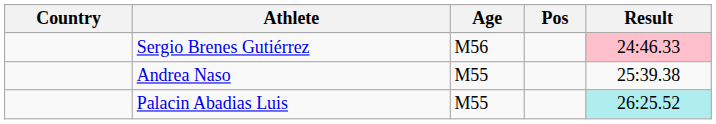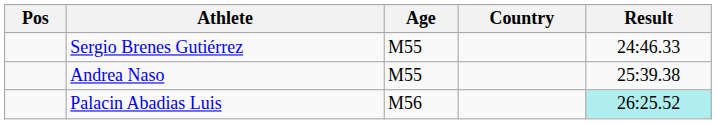columns swapped: (555, 18) <-> (69, 18)
(471, 47) M56 -> (405, 47) M55
(649, 47) pink background -> (649, 47) no background
(471, 103) M55 -> (405, 103) M56
